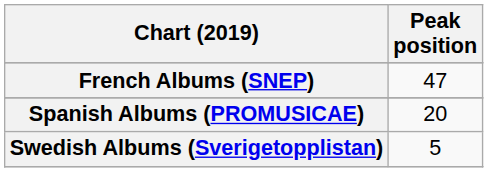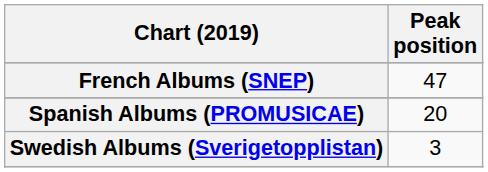(435, 148) 5 -> (435, 148) 3
